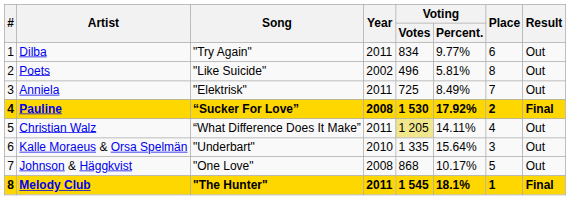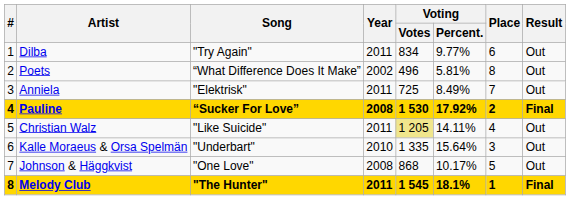(230, 71) "Like Suicide" -> (277, 71) “What Difference Does It Make”
(277, 128) “What Difference Does It Make” -> (230, 128) "Like Suicide"
